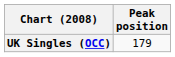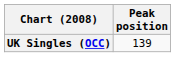(142, 43) 179 -> (142, 43) 139
